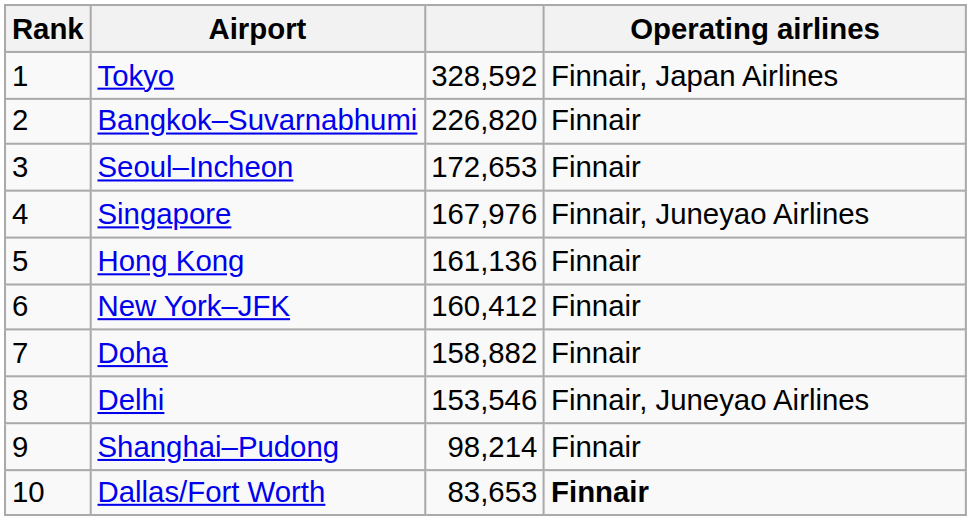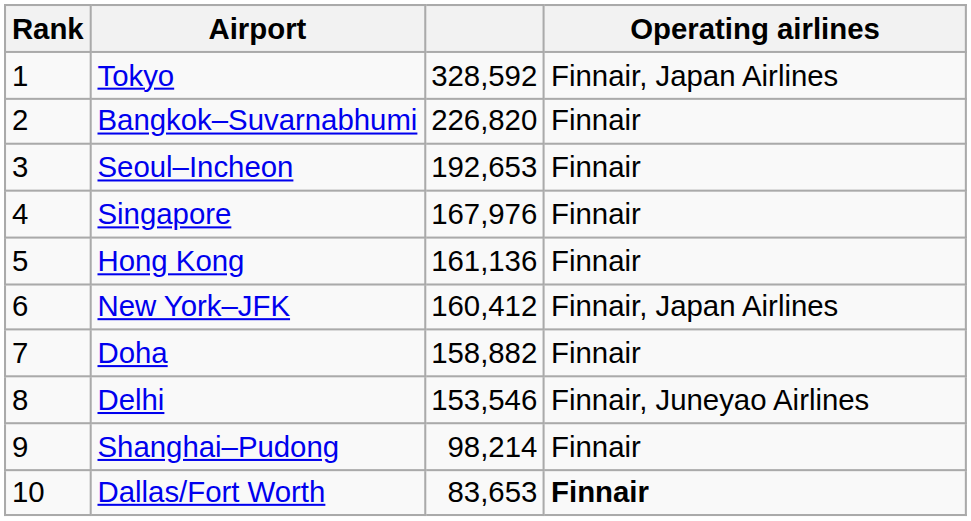(484, 168) 172,653 -> (484, 168) 192,653
(710, 214) Finnair, Juneyao Airlines -> (596, 214) Finnair
(596, 307) Finnair -> (695, 307) Finnair, Japan Airlines
